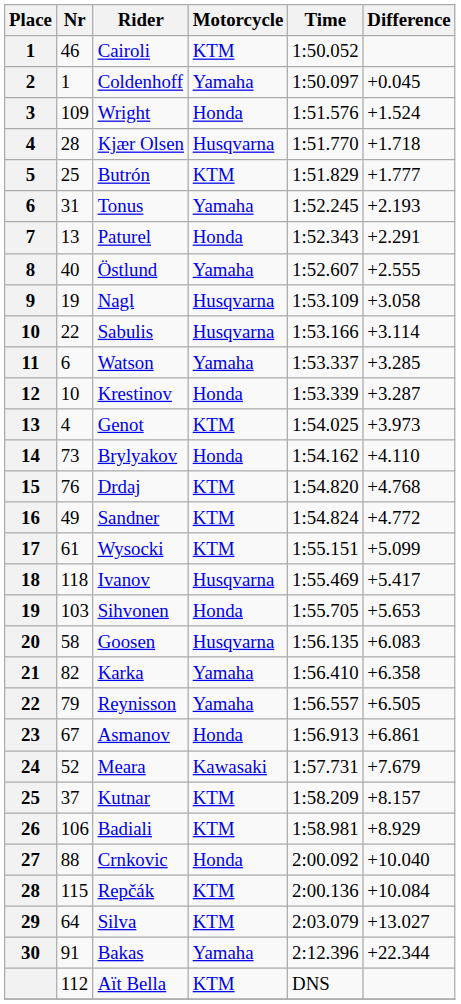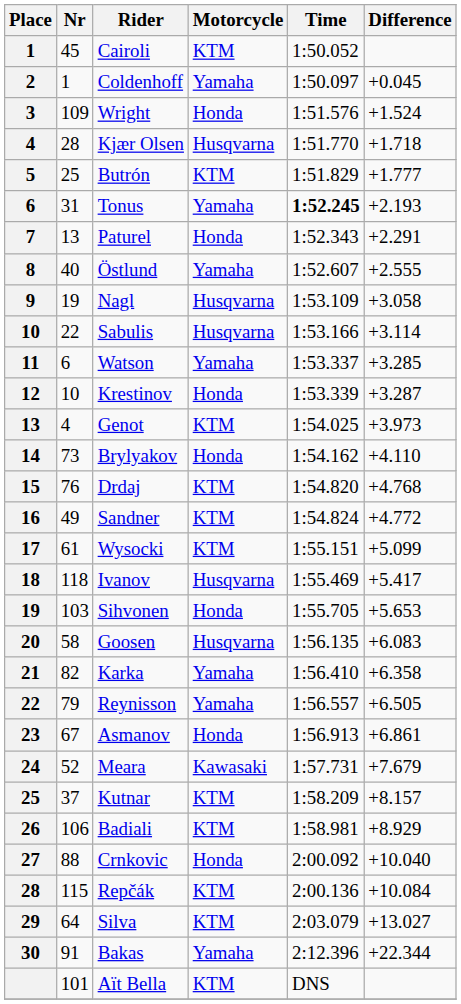(70, 51) 46 -> (70, 51) 45
(325, 206) normal -> (326, 206) bold
(74, 983) 112 -> (75, 983) 101
